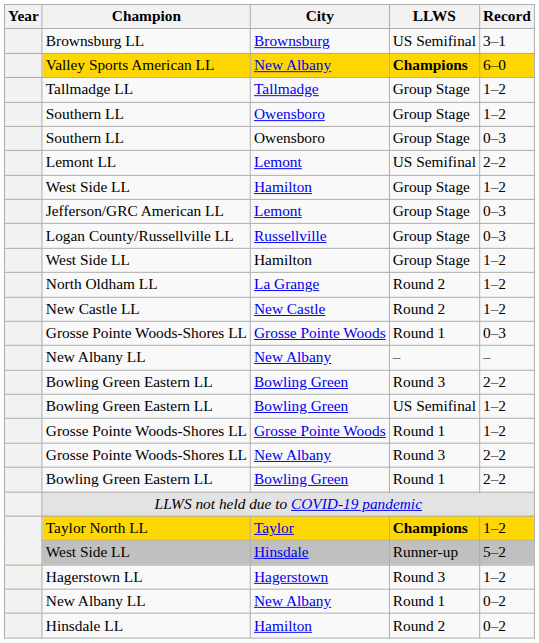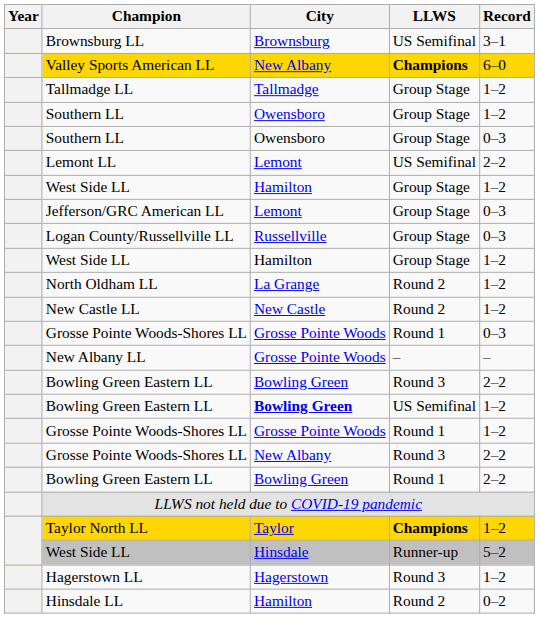(293, 357) New Albany -> (320, 357) Grosse Pointe Woods
(301, 406) normal -> (303, 406) bold
- row: (96, 601)
